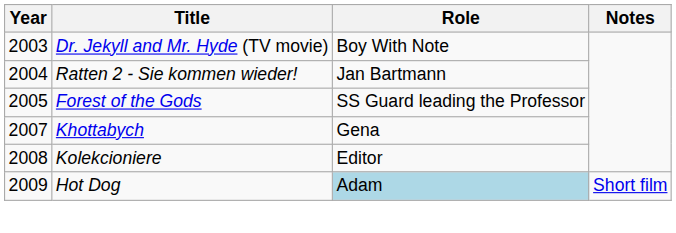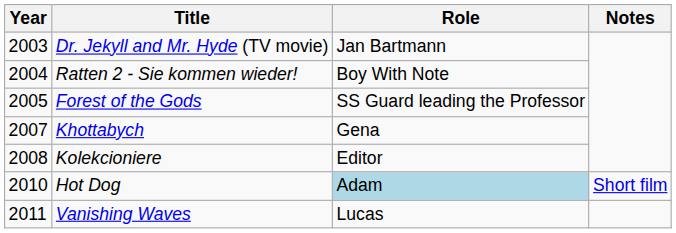(393, 46) Boy With Note -> (391, 46) Jan Bartmann
(391, 74) Jan Bartmann -> (393, 74) Boy With Note
(28, 185) 2009 -> (28, 185) 2010
+ row: (123, 213)
